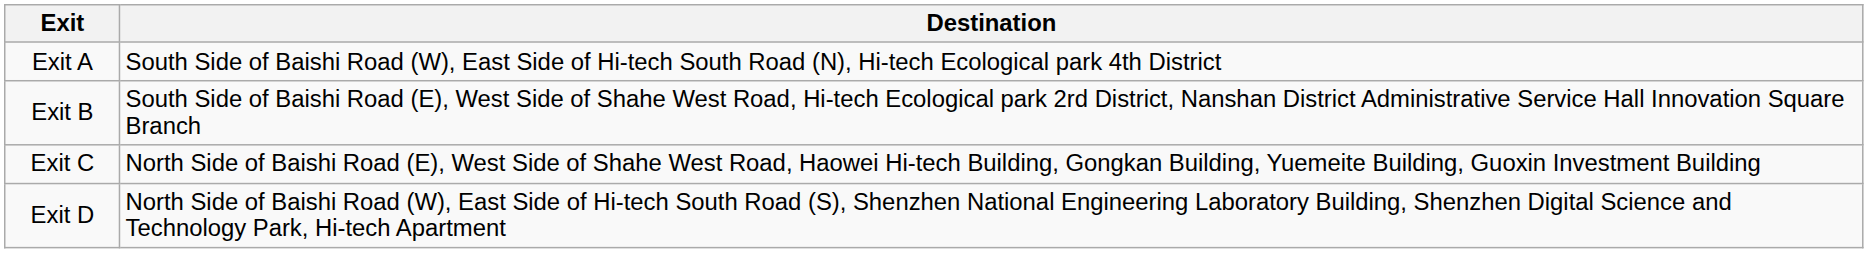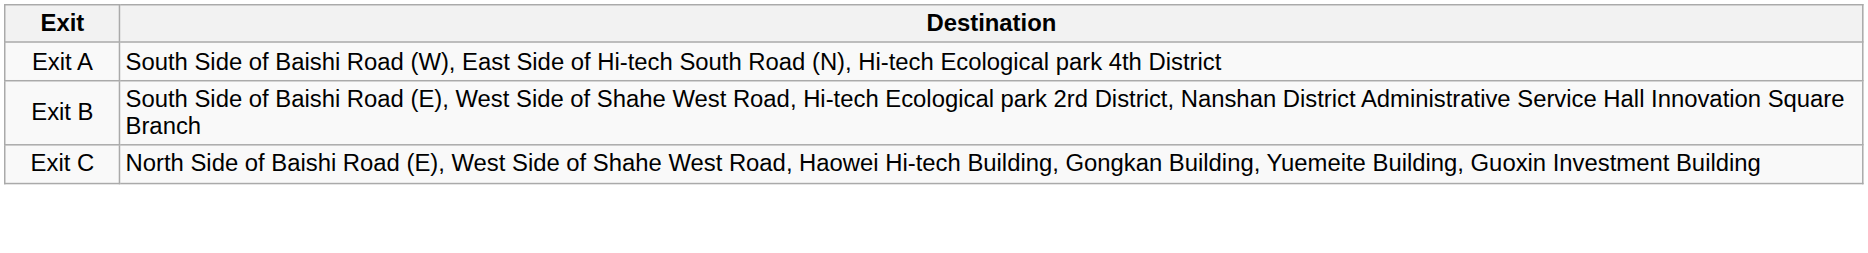- row: (62, 214)
